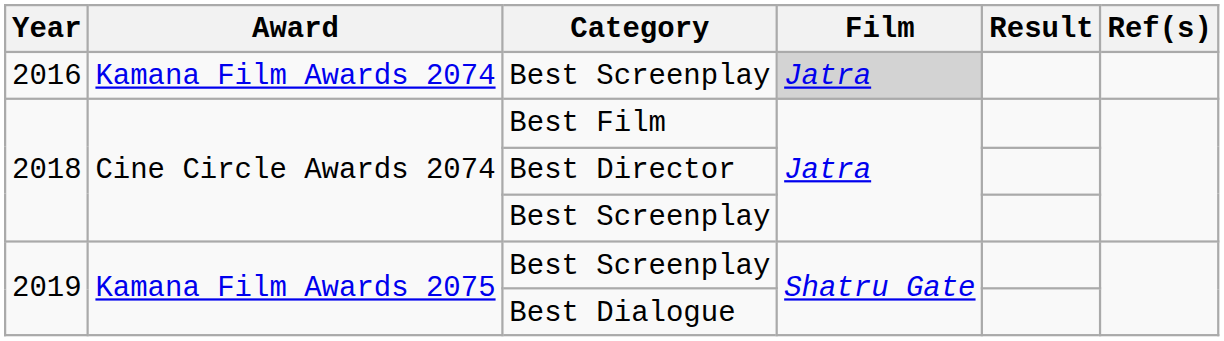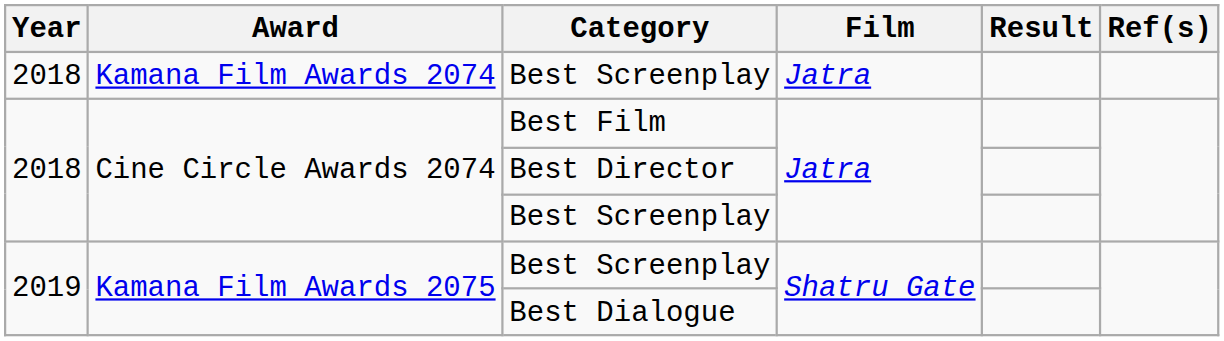(47, 76) 2016 -> (47, 76) 2018
(828, 76) lightgrey background -> (828, 76) no background
